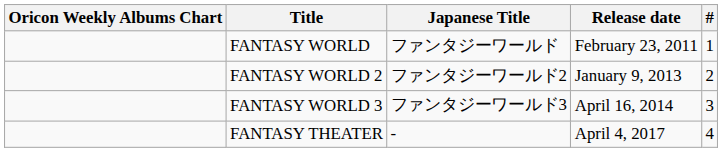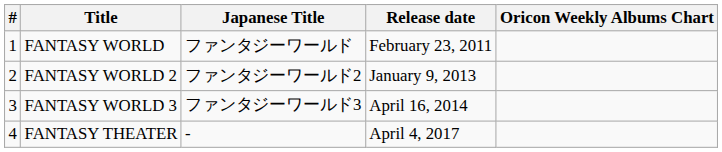columns swapped: (710, 17) <-> (115, 17)
